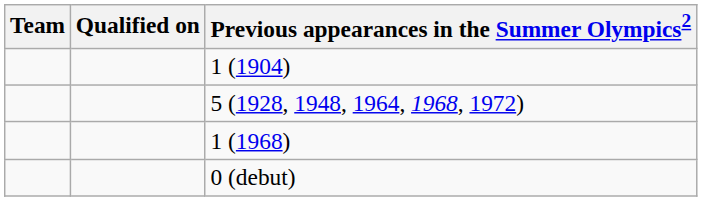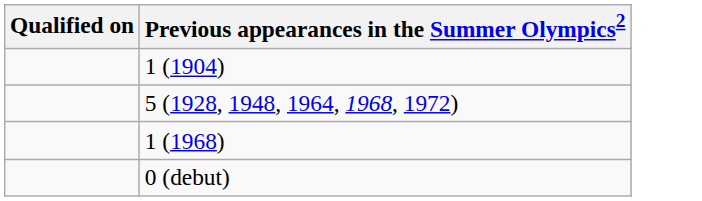- column: (38, 26)
